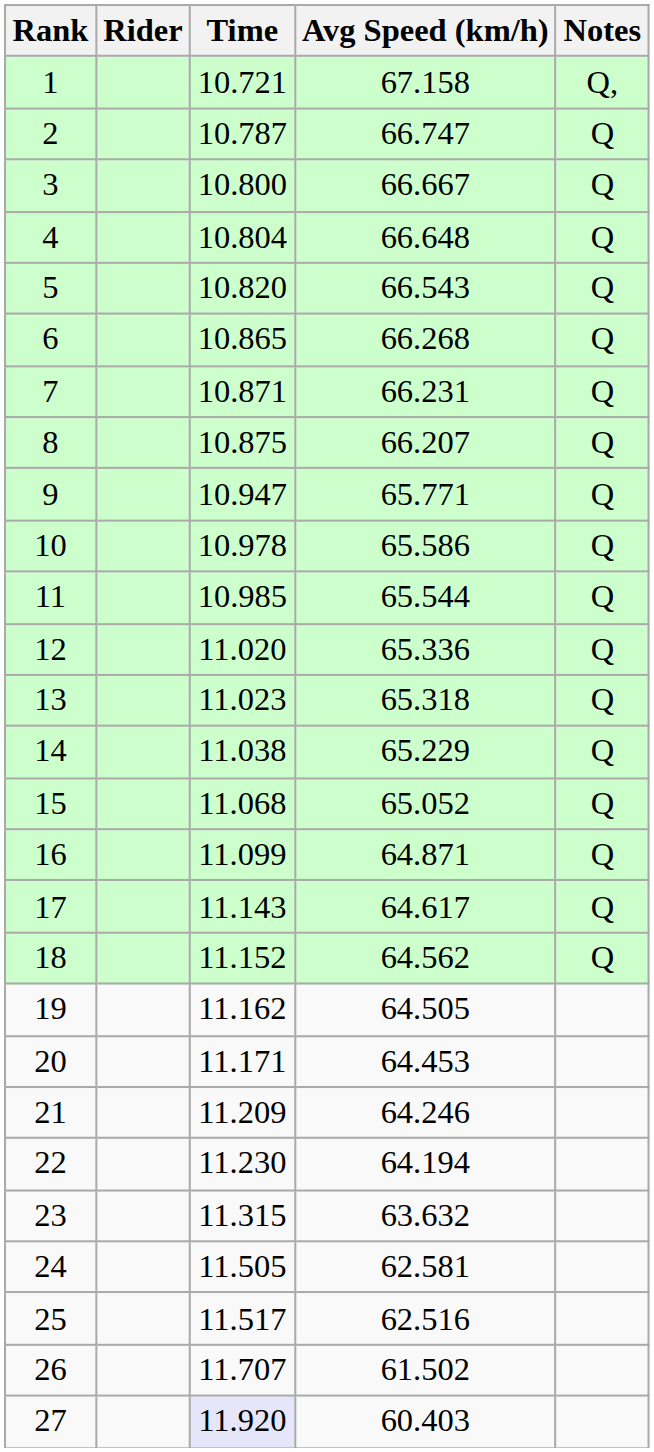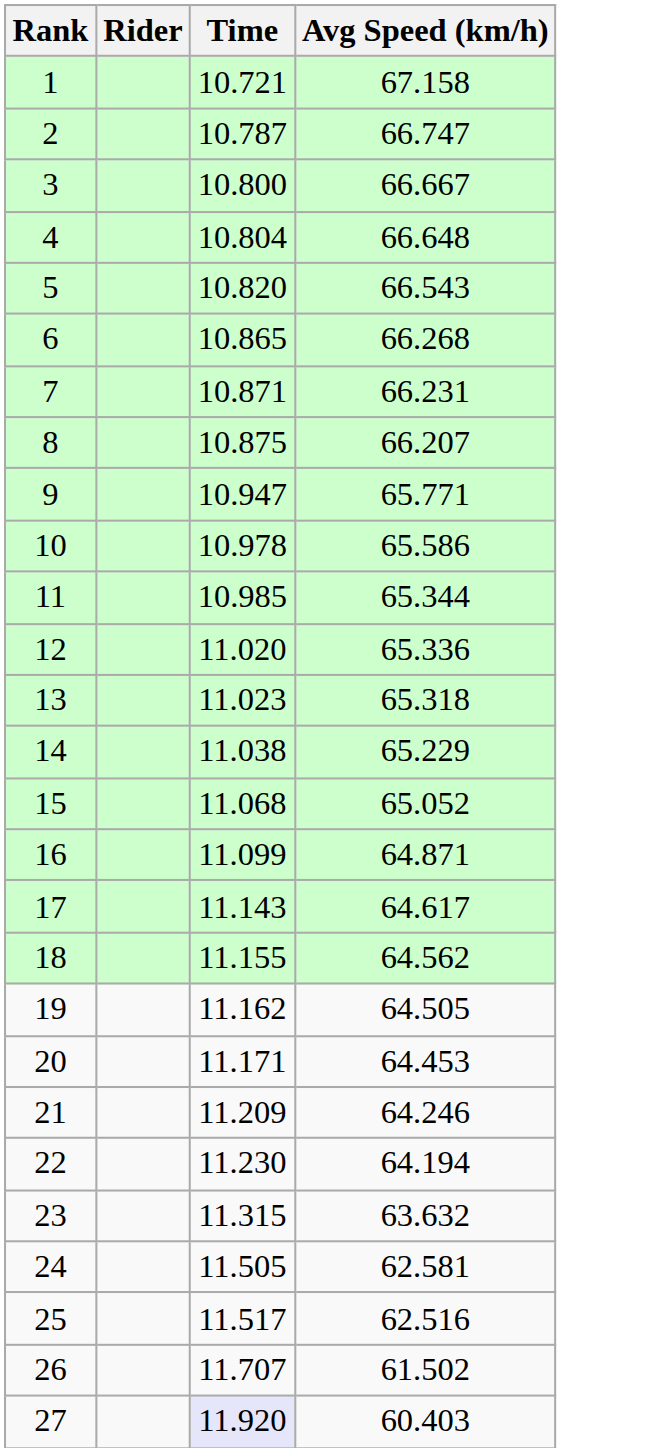- column: (602, 30)
(425, 596) 65.544 -> (425, 596) 65.344
(242, 957) 11.152 -> (242, 957) 11.155
